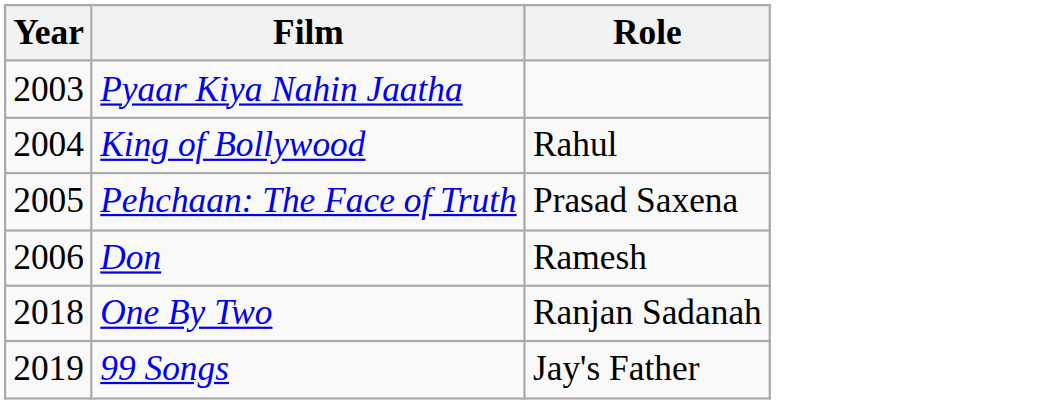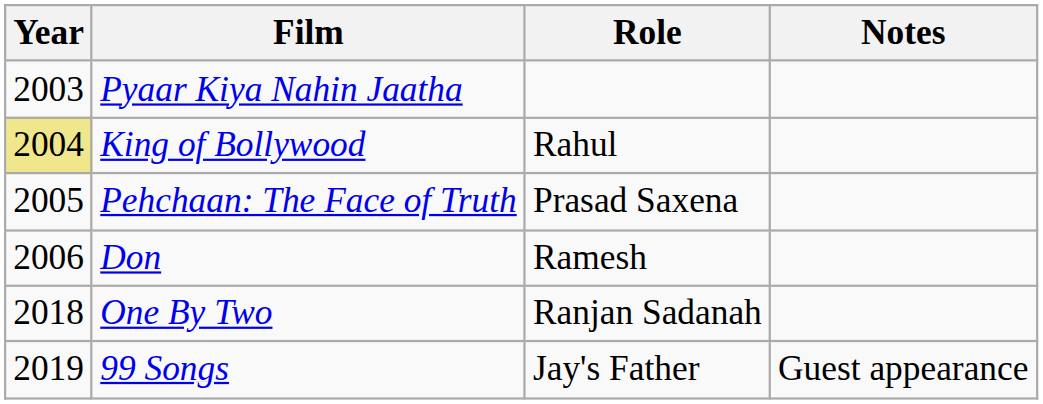+ column: (903, 32)
(49, 144) no background -> (49, 144) khaki background
